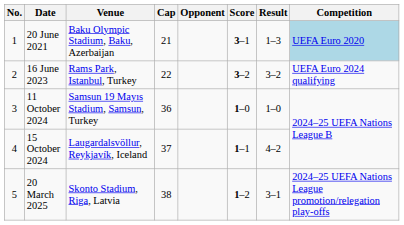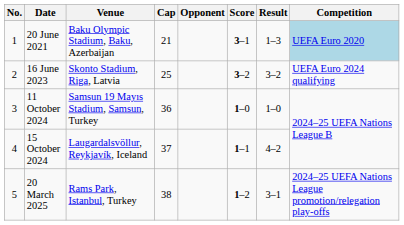(103, 74) Rams Park, Istanbul, Turkey -> (103, 74) Skonto Stadium, Riga, Latvia
(166, 74) 22 -> (166, 74) 25
(103, 194) Skonto Stadium, Riga, Latvia -> (103, 194) Rams Park, Istanbul, Turkey
